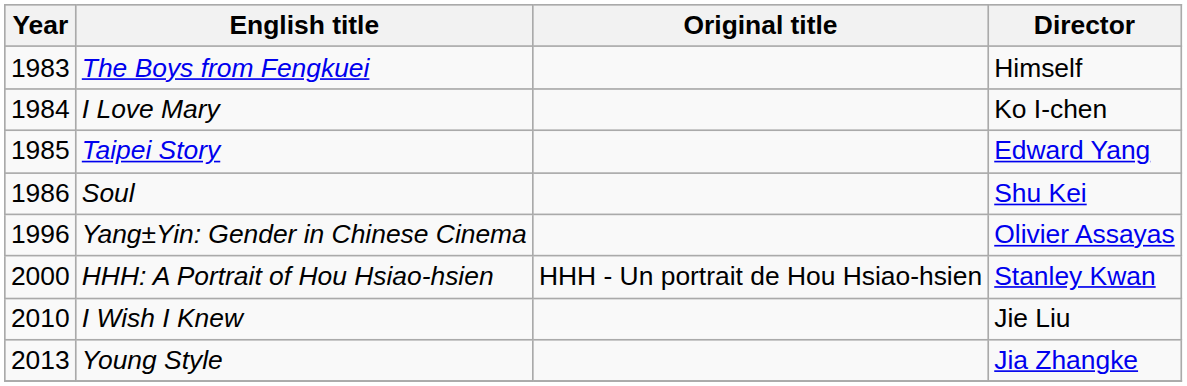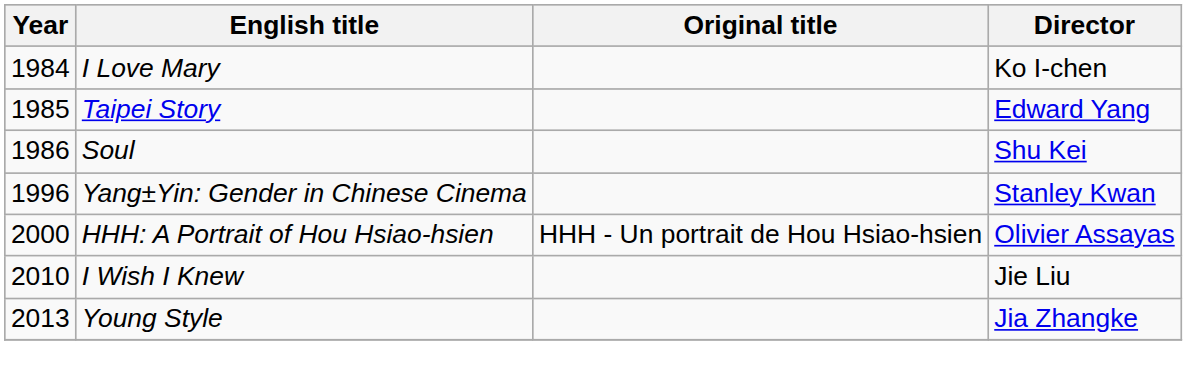- row: (226, 67)
(1084, 234) Olivier Assayas -> (1075, 192) Stanley Kwan
(1075, 276) Stanley Kwan -> (1084, 234) Olivier Assayas
